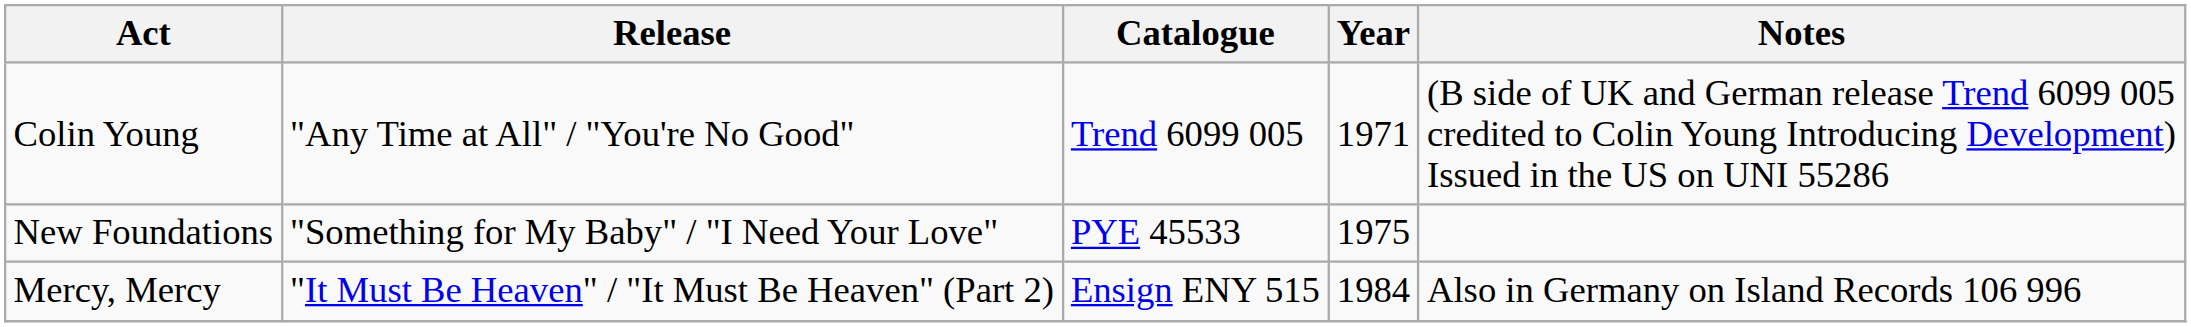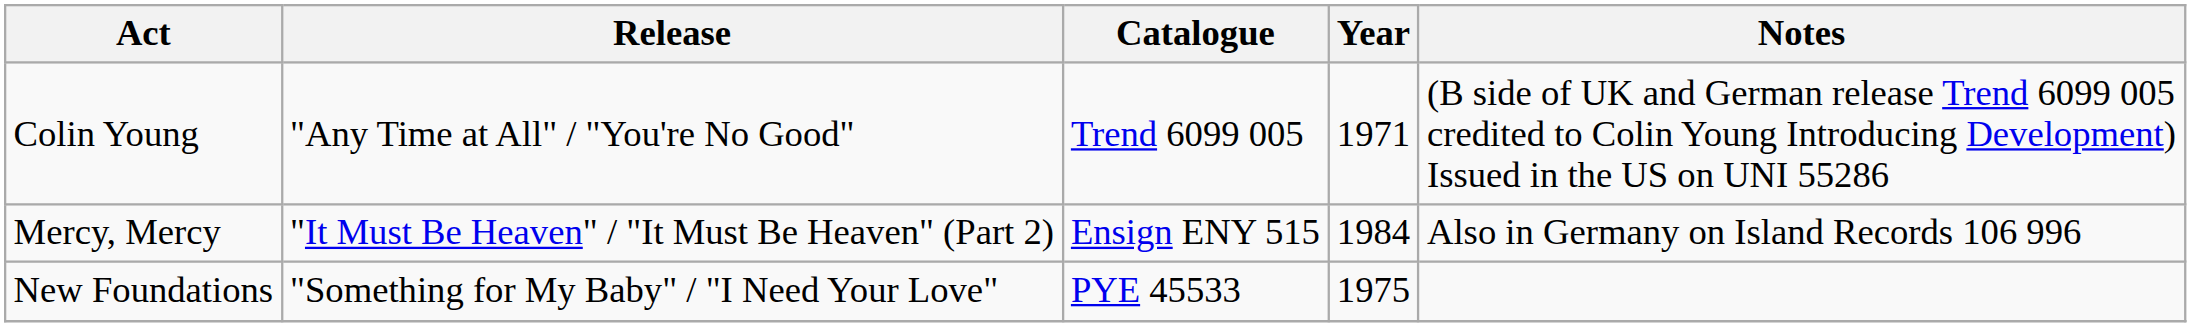rows swapped: (143, 232) <-> (117, 290)
